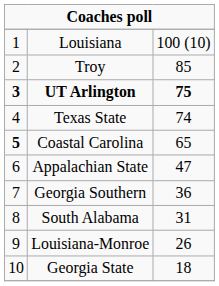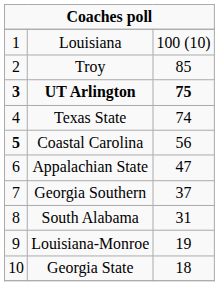(184, 142) 65 -> (184, 142) 56
(184, 192) 36 -> (184, 192) 37
(184, 243) 26 -> (184, 243) 19
